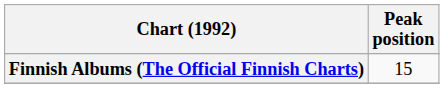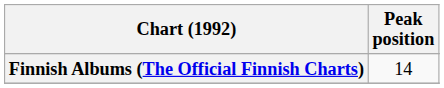(403, 68) 15 -> (403, 68) 14
